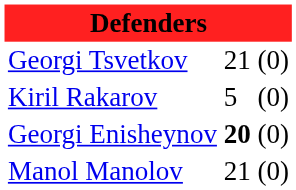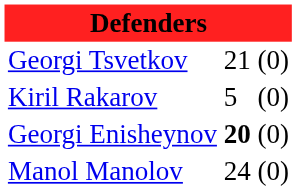(237, 171) 21 -> (237, 171) 24
